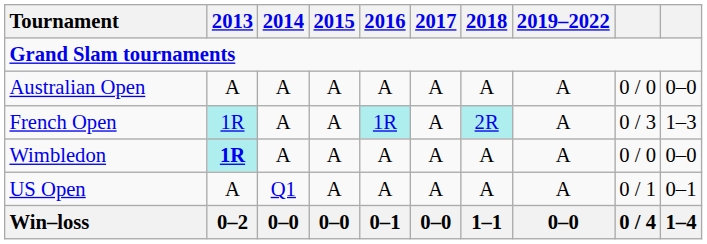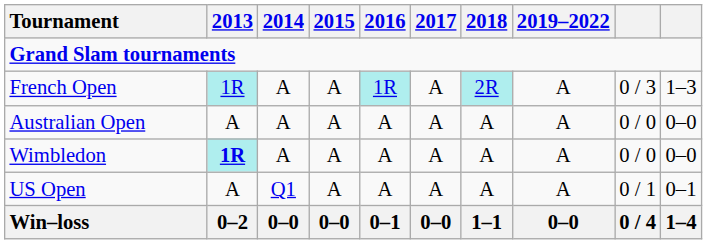rows swapped: (77, 87) <-> (63, 121)
